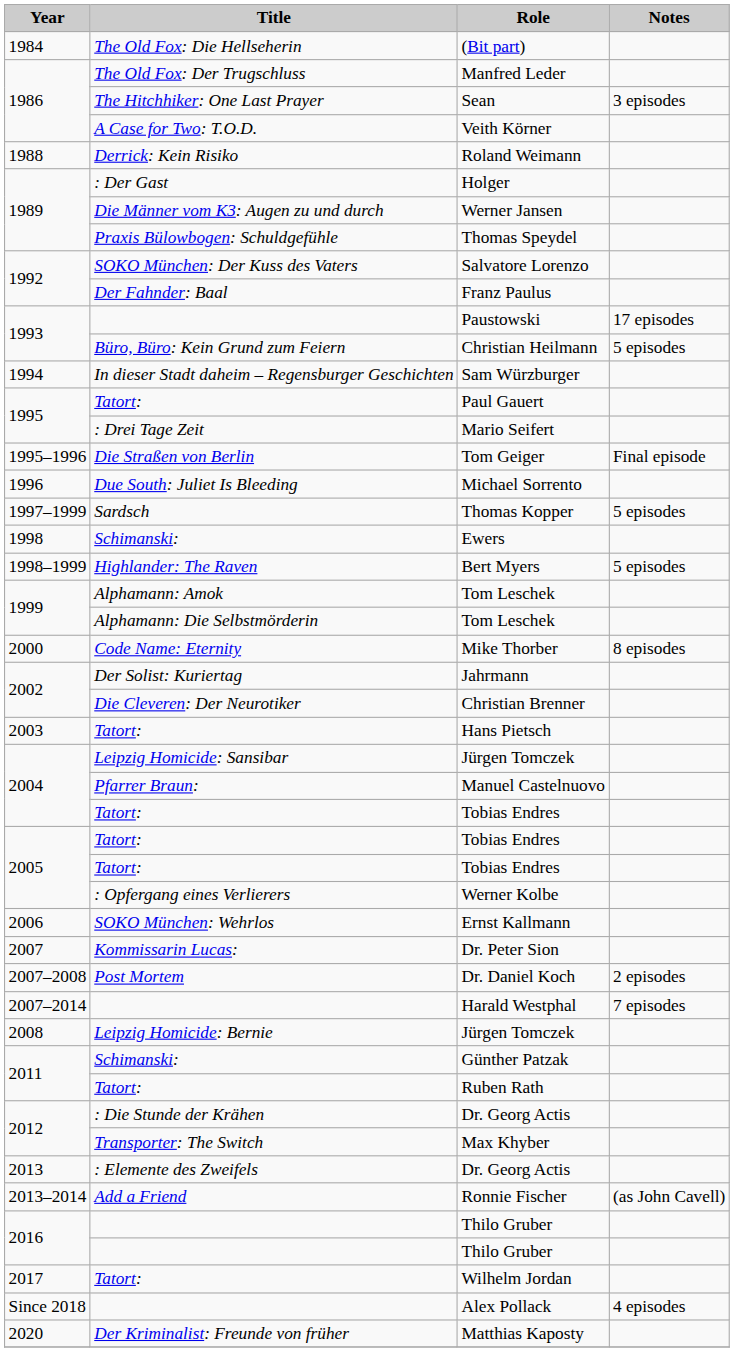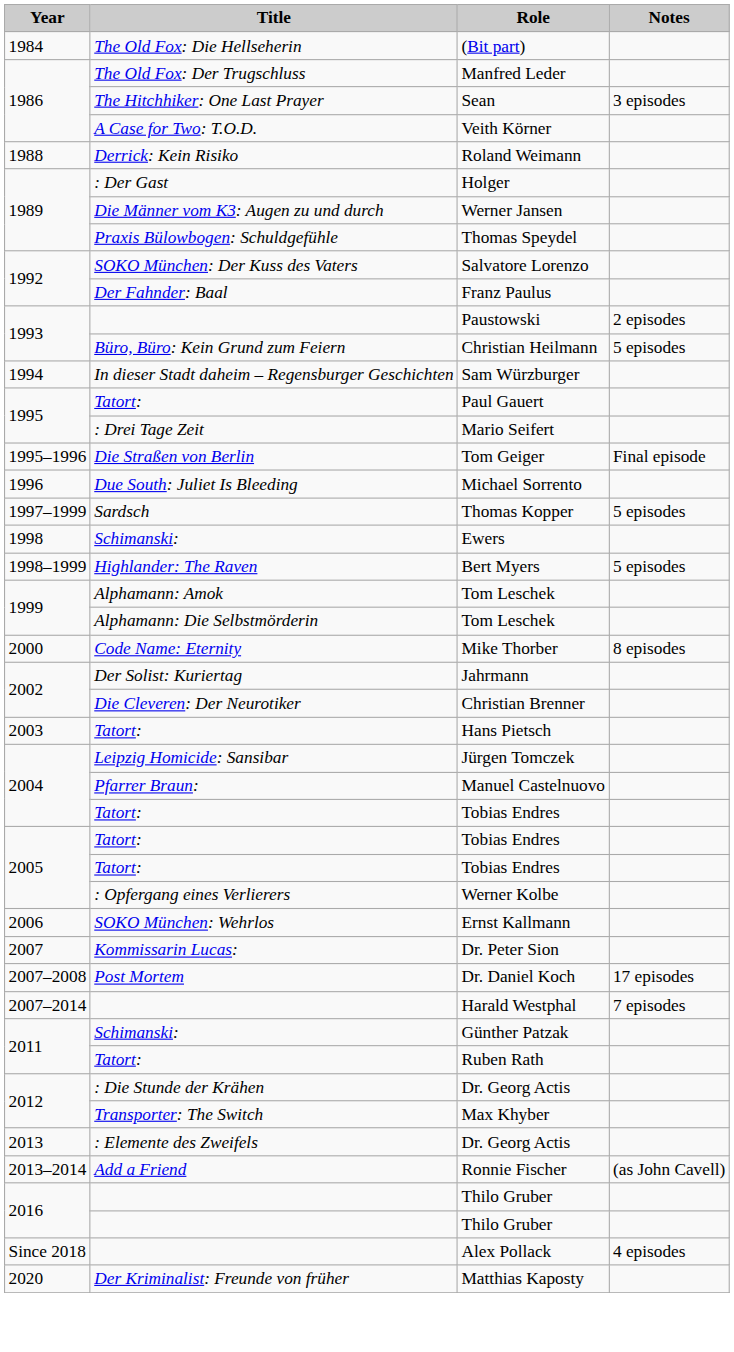(654, 319) 17 episodes -> (649, 319) 2 episodes
(649, 977) 2 episodes -> (654, 977) 17 episodes
- row: (184, 1032)
- row: (118, 1278)
